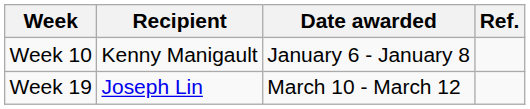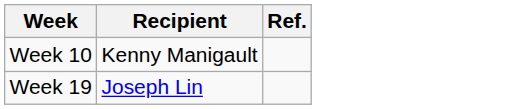- column: (369, 21)
